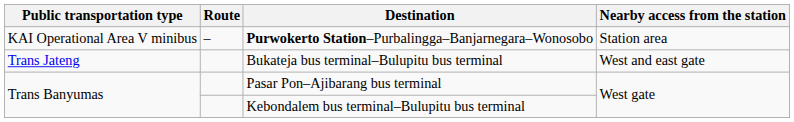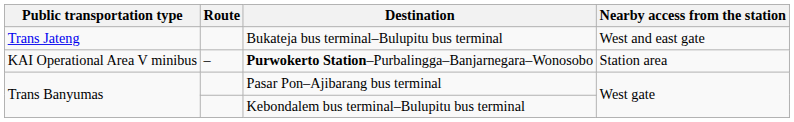rows swapped: (420, 38) <-> (375, 60)
